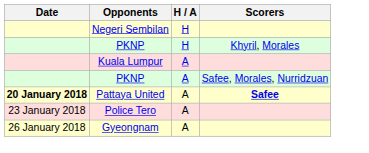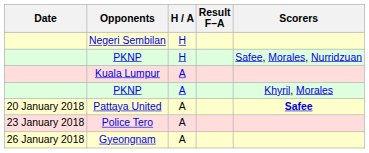+ column: (215, 18)
(265, 45) Khyril, Morales -> (299, 57) Safee, Morales, Nurridzuan
(265, 78) Safee, Morales, Nurridzuan -> (299, 90) Khyril, Morales
(47, 95) bold -> (45, 106) normal
